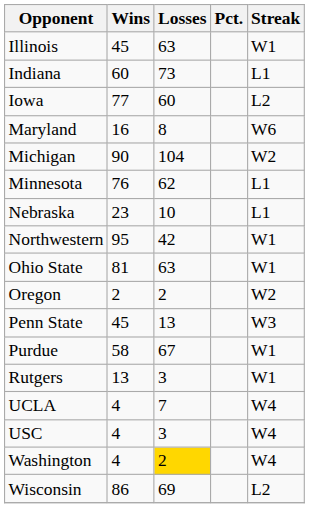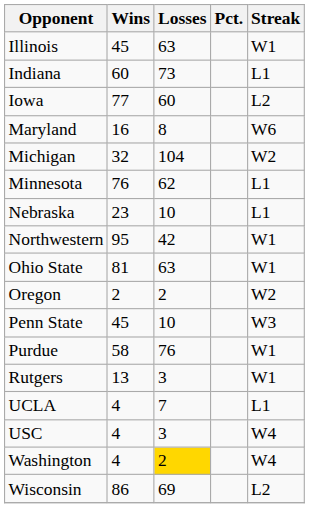(120, 156) 90 -> (120, 156) 32
(167, 322) 13 -> (167, 322) 10
(167, 350) 67 -> (167, 350) 76
(264, 405) W4 -> (261, 405) L1
